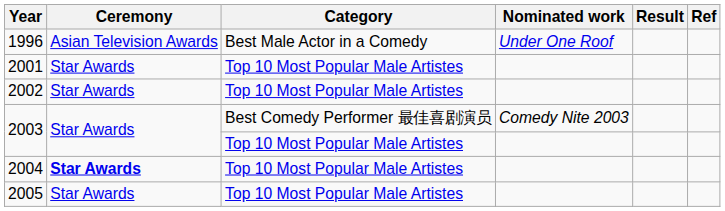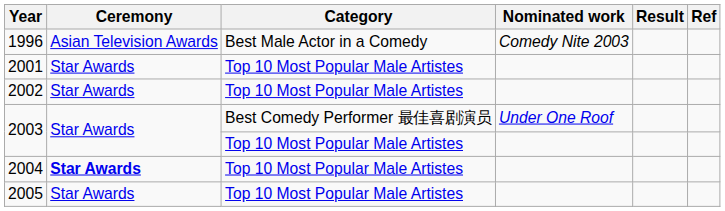(556, 41) Under One Roof -> (564, 41) Comedy Nite 2003
(564, 117) Comedy Nite 2003 -> (556, 117) Under One Roof
